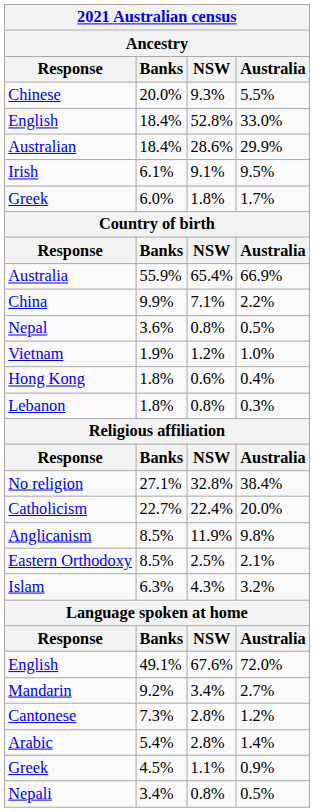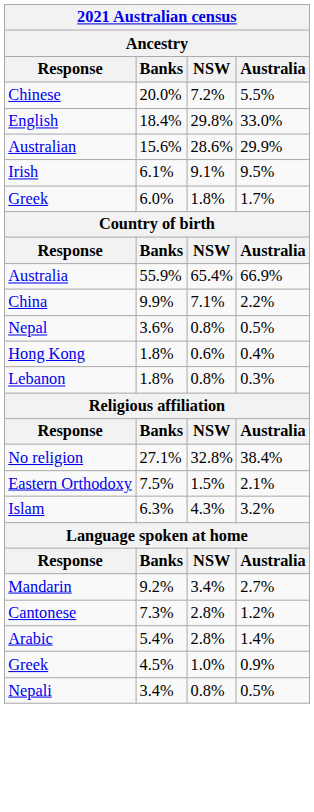(208, 95) 9.3% -> (208, 95) 7.2%
(212, 120) 52.8% -> (212, 120) 29.8%
(161, 146) 18.4% -> (161, 146) 15.6%
- row: (36, 353)
- row: (48, 509)
- row: (50, 535)
(157, 560) 8.5% -> (157, 483) 7.5%
(208, 560) 2.5% -> (208, 483) 1.5%
- row: (33, 664)
(208, 768) 1.1% -> (208, 664) 1.0%
